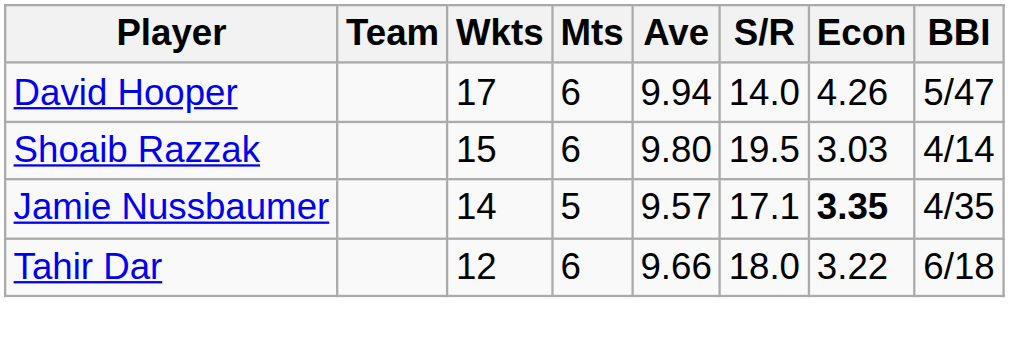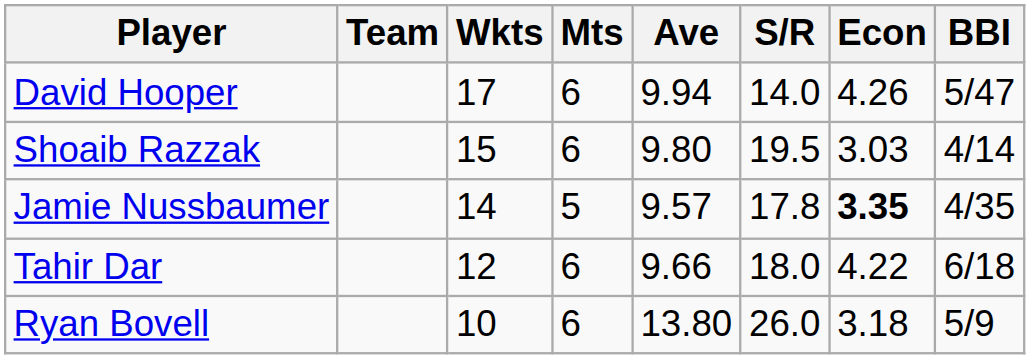(764, 207) 17.1 -> (785, 207) 17.8
(852, 265) 3.22 -> (873, 265) 4.22
+ row: (111, 324)
